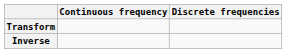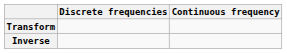columns swapped: (113, 12) <-> (226, 12)
